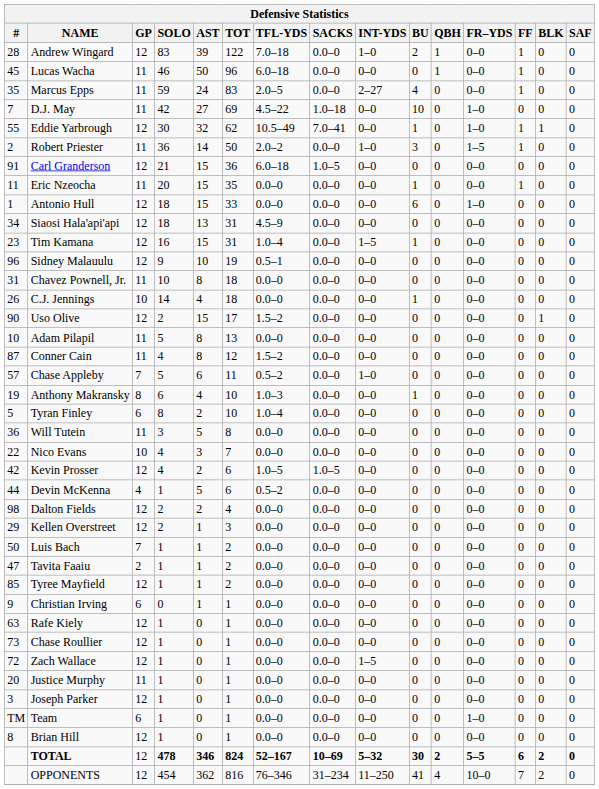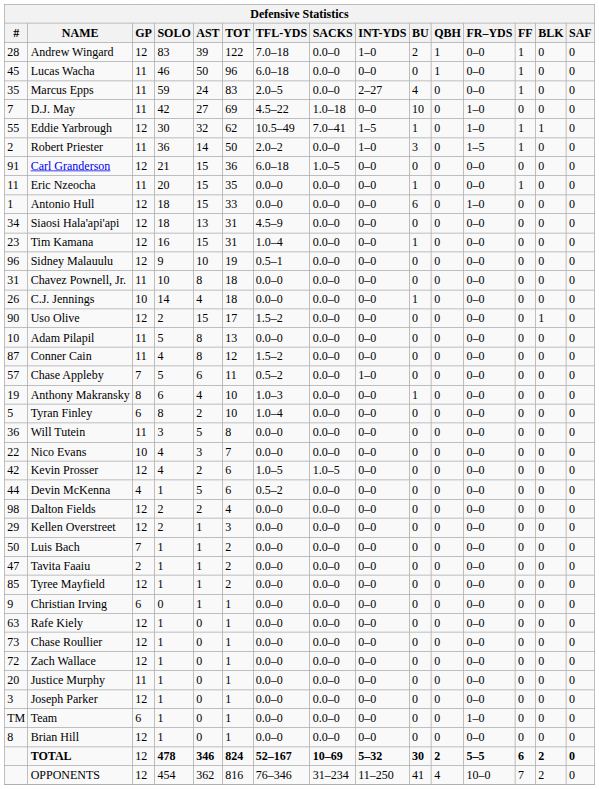(367, 128) 0–0 -> (367, 128) 1–5
(367, 242) 1–5 -> (367, 242) 0–0
(367, 661) 1–5 -> (367, 661) 0–0
